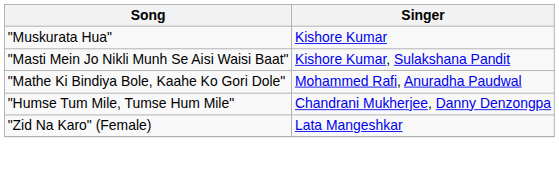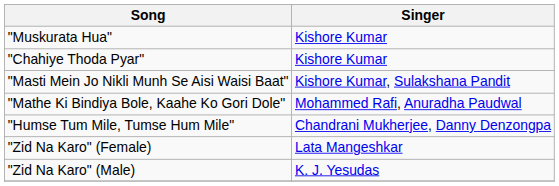+ row: (76, 59)
+ row: (71, 170)
